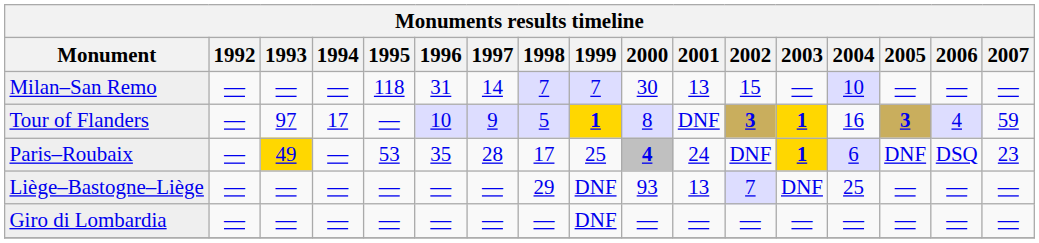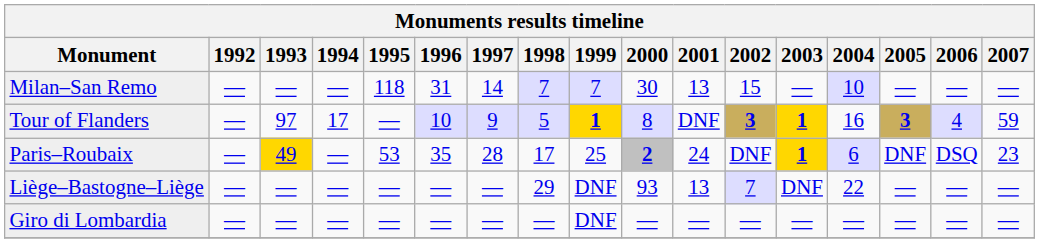(647, 154) 4 -> (647, 154) 2
(854, 187) 25 -> (854, 187) 22
